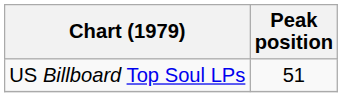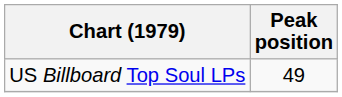(294, 75) 51 -> (294, 75) 49
